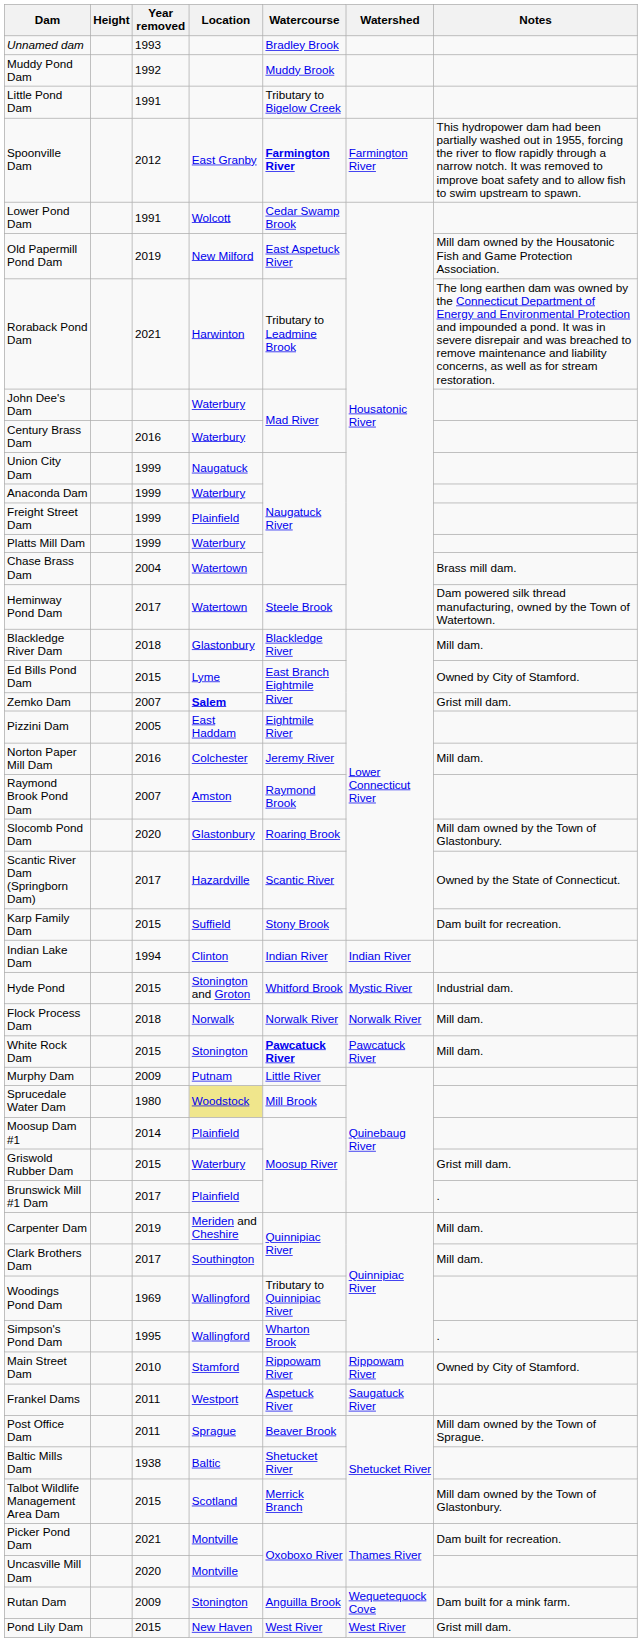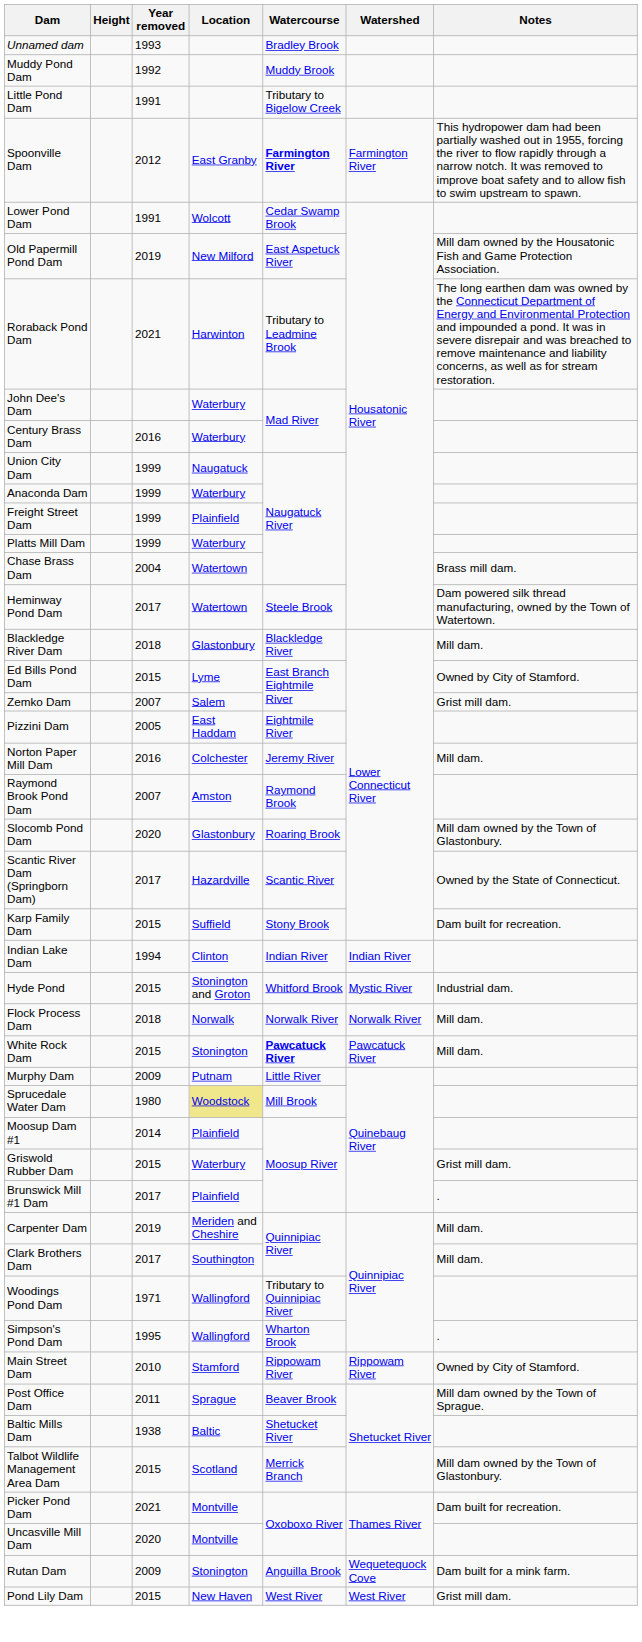(209, 701) bold -> (208, 701) normal
(148, 1298) 1969 -> (148, 1298) 1971
- row: (43, 1399)
